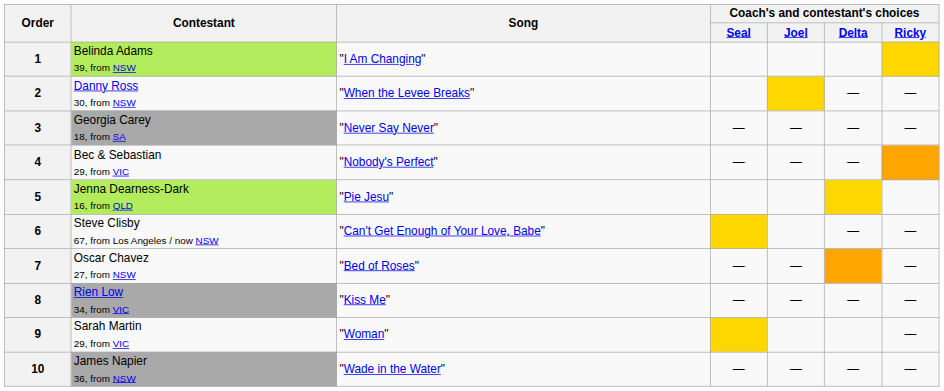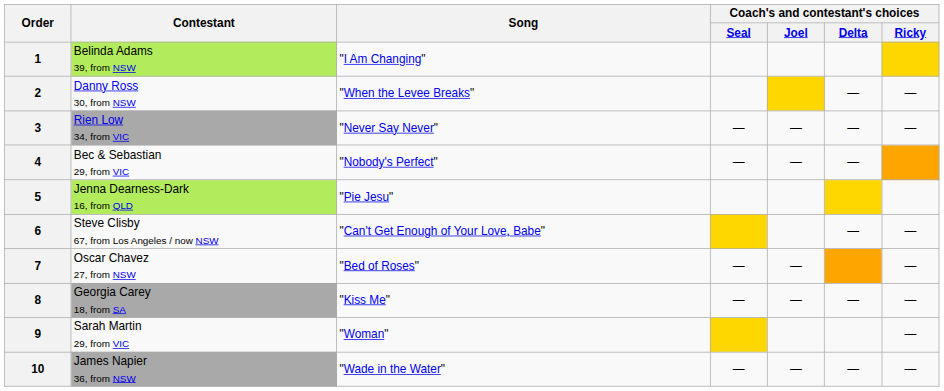(112, 128) Georgia Carey 18, from SA -> (101, 128) Rien Low 34, from VIC
(101, 300) Rien Low 34, from VIC -> (112, 300) Georgia Carey 18, from SA
